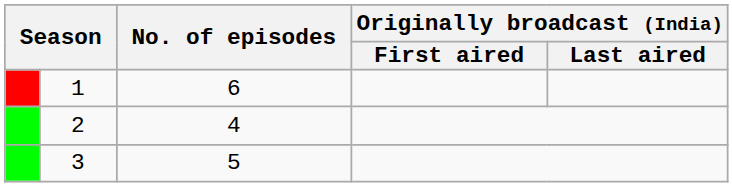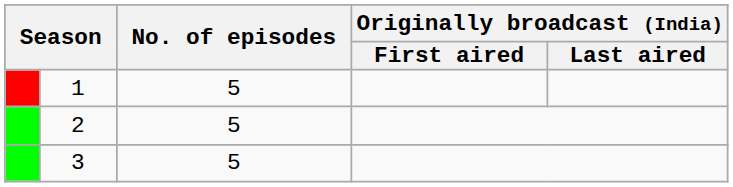(234, 88) 6 -> (234, 88) 5
(234, 126) 4 -> (234, 126) 5
